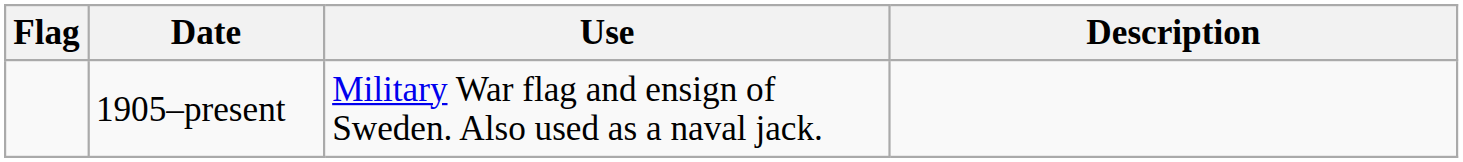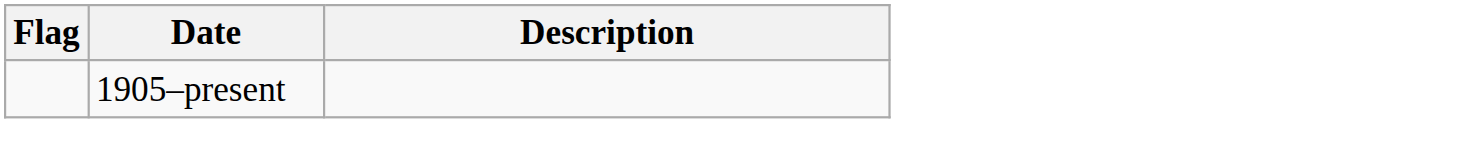- column: (607, 32)
